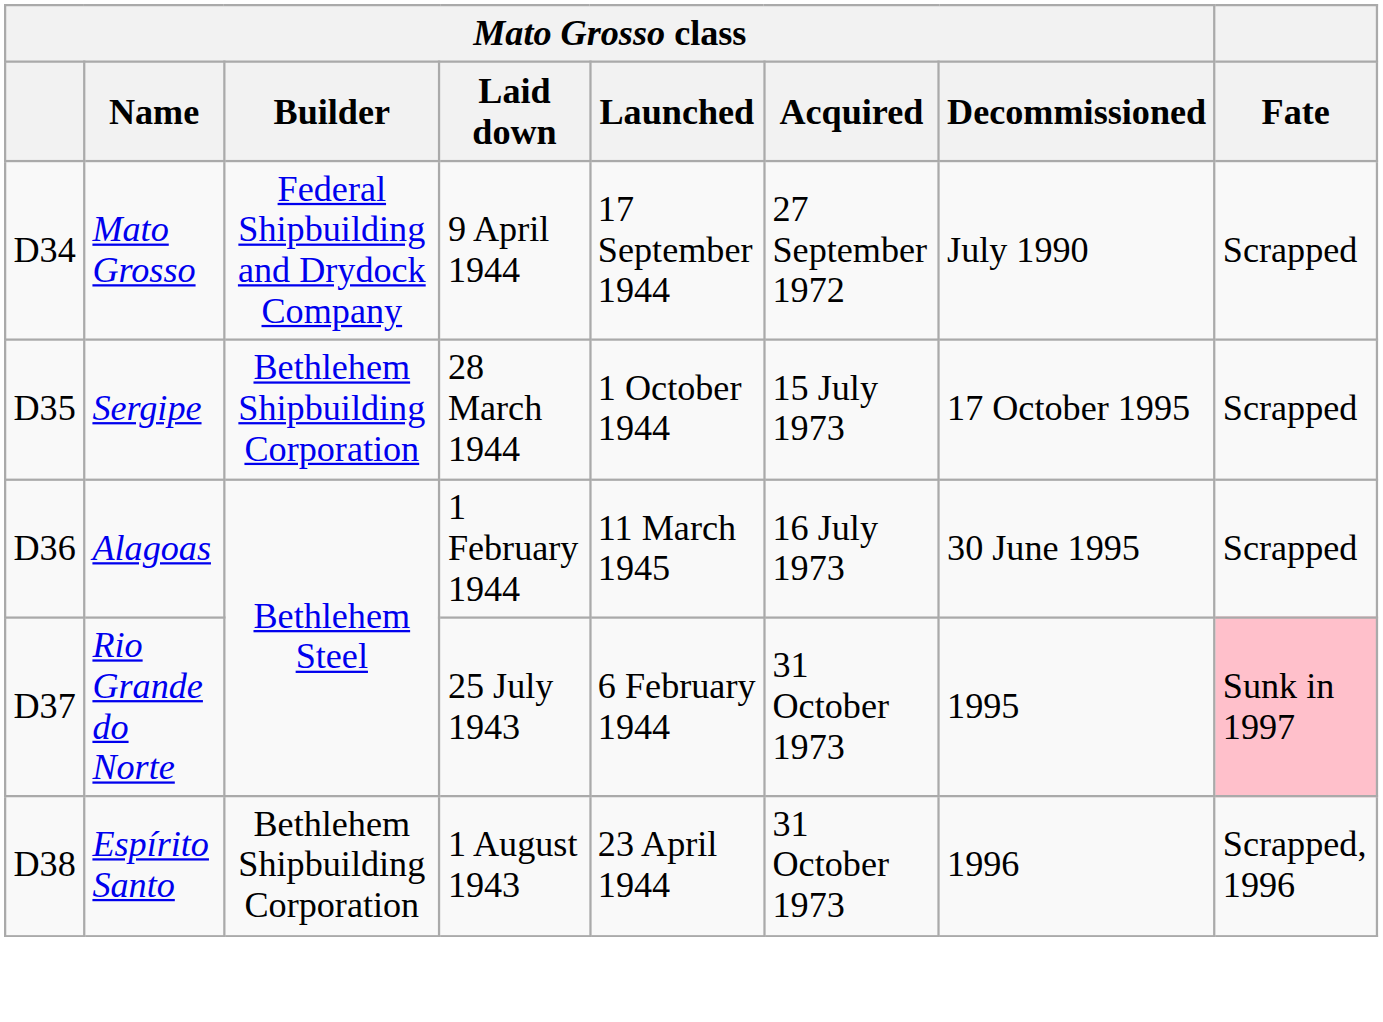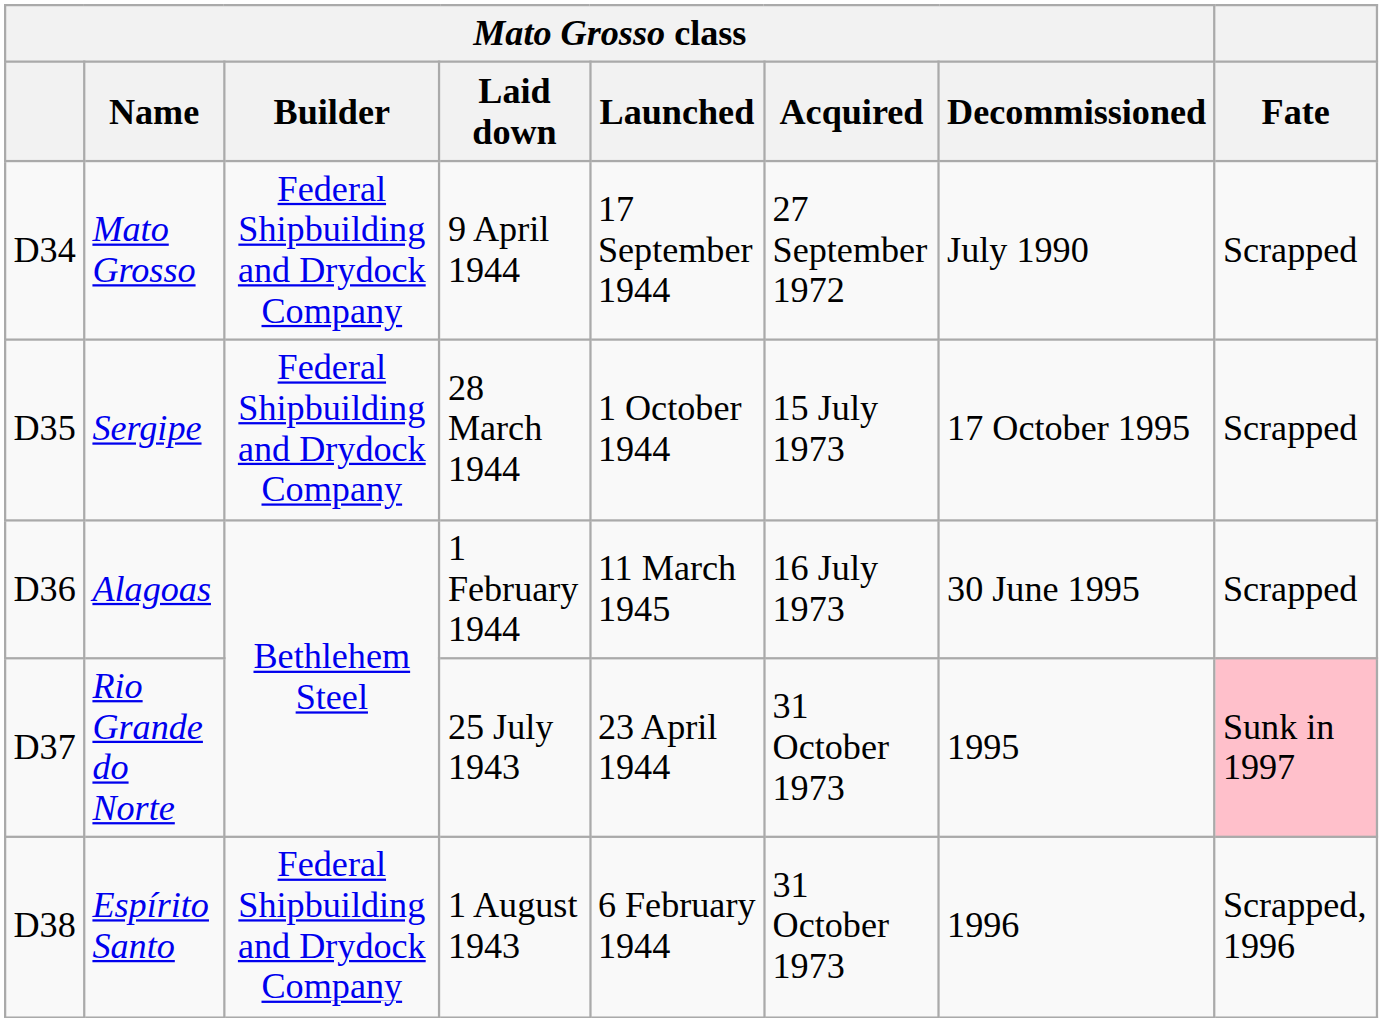(332, 408) Bethlehem Shipbuilding Corporation -> (332, 428) Federal Shipbuilding and Drydock Company
(677, 706) 6 February 1944 -> (658, 747) 23 April 1944
(332, 865) Bethlehem Shipbuilding Corporation -> (332, 926) Federal Shipbuilding and Drydock Company
(658, 865) 23 April 1944 -> (677, 926) 6 February 1944
